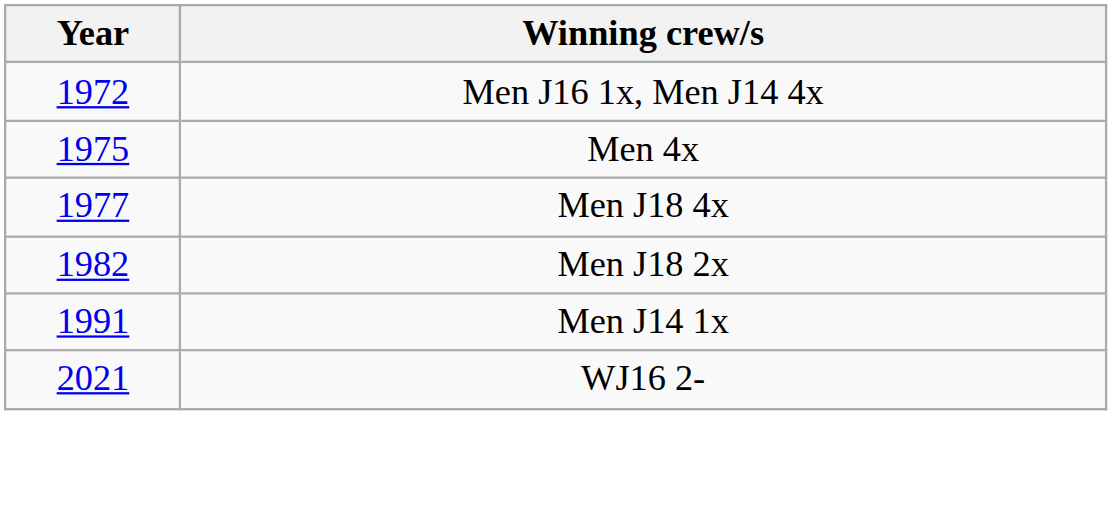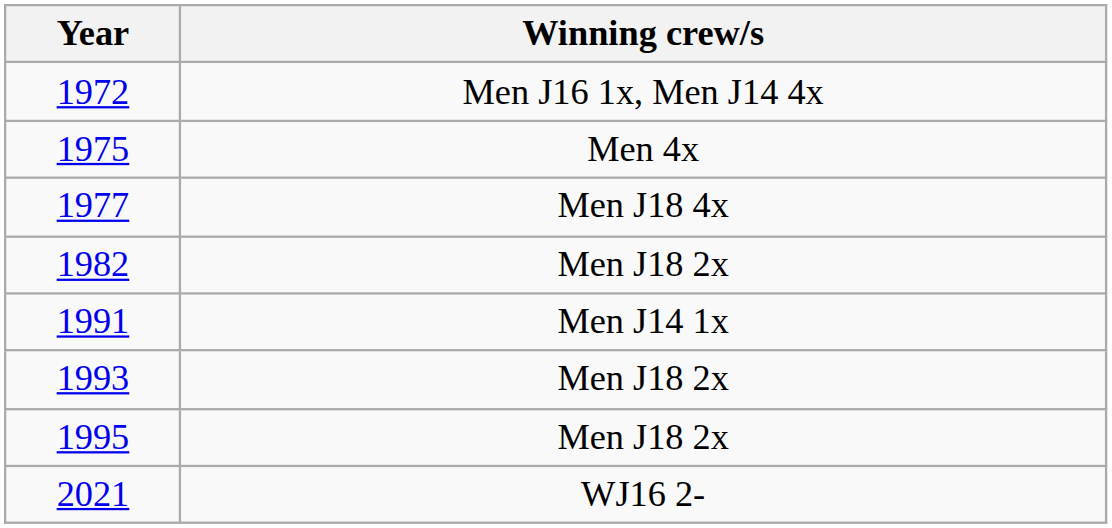+ row: (93, 378)
+ row: (93, 436)
